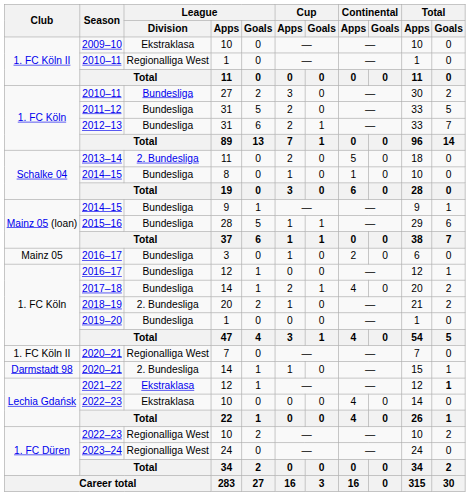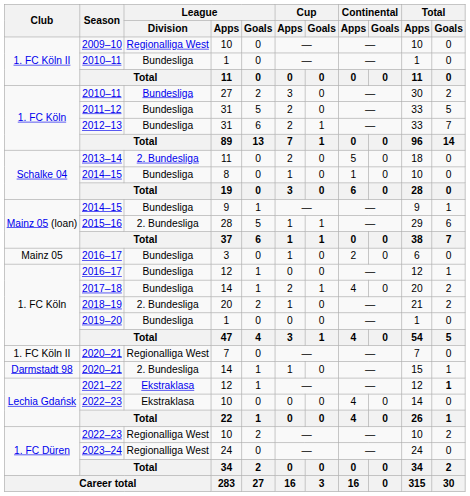(168, 45) Ekstraklasa -> (168, 45) Regionalliga West
(168, 61) Regionalliga West -> (168, 61) Bundesliga
(168, 223) Bundesliga -> (168, 223) 2. Bundesliga
